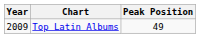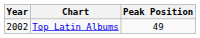(17, 26) 2009 -> (17, 26) 2002
